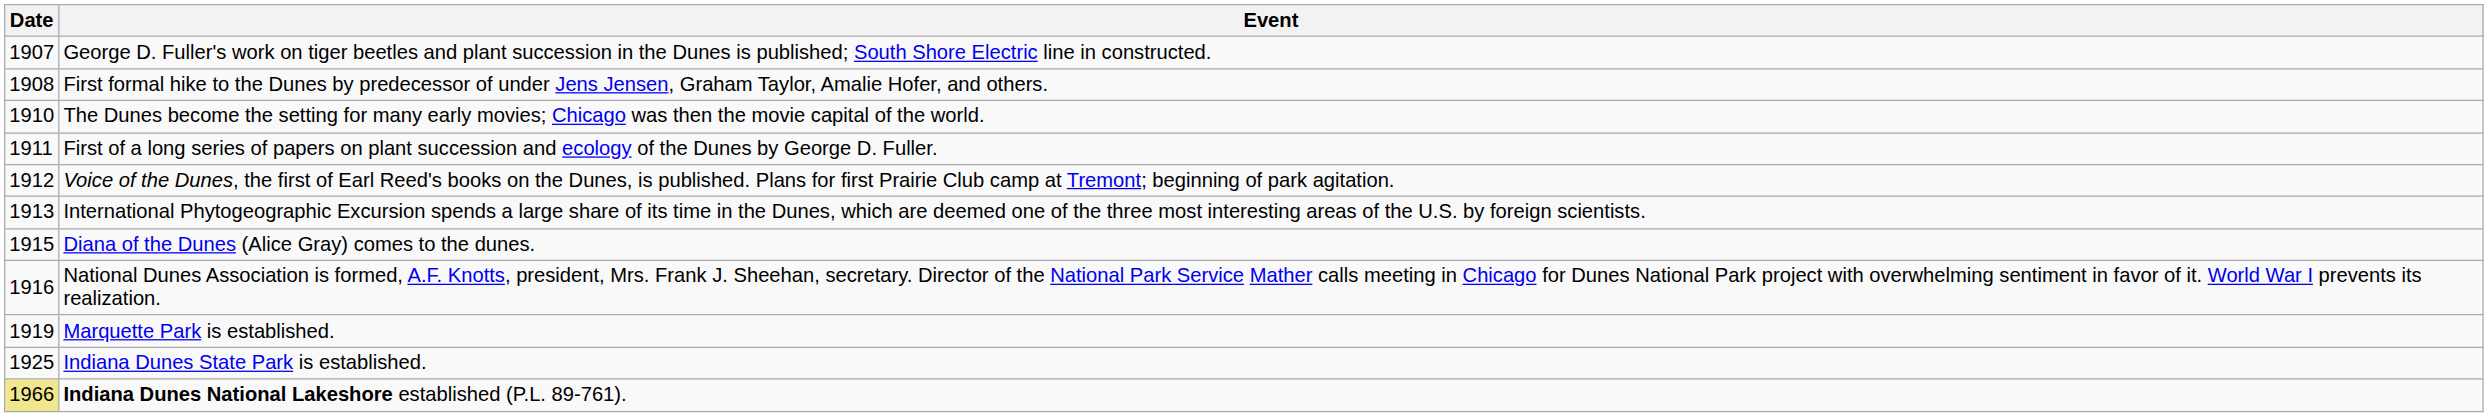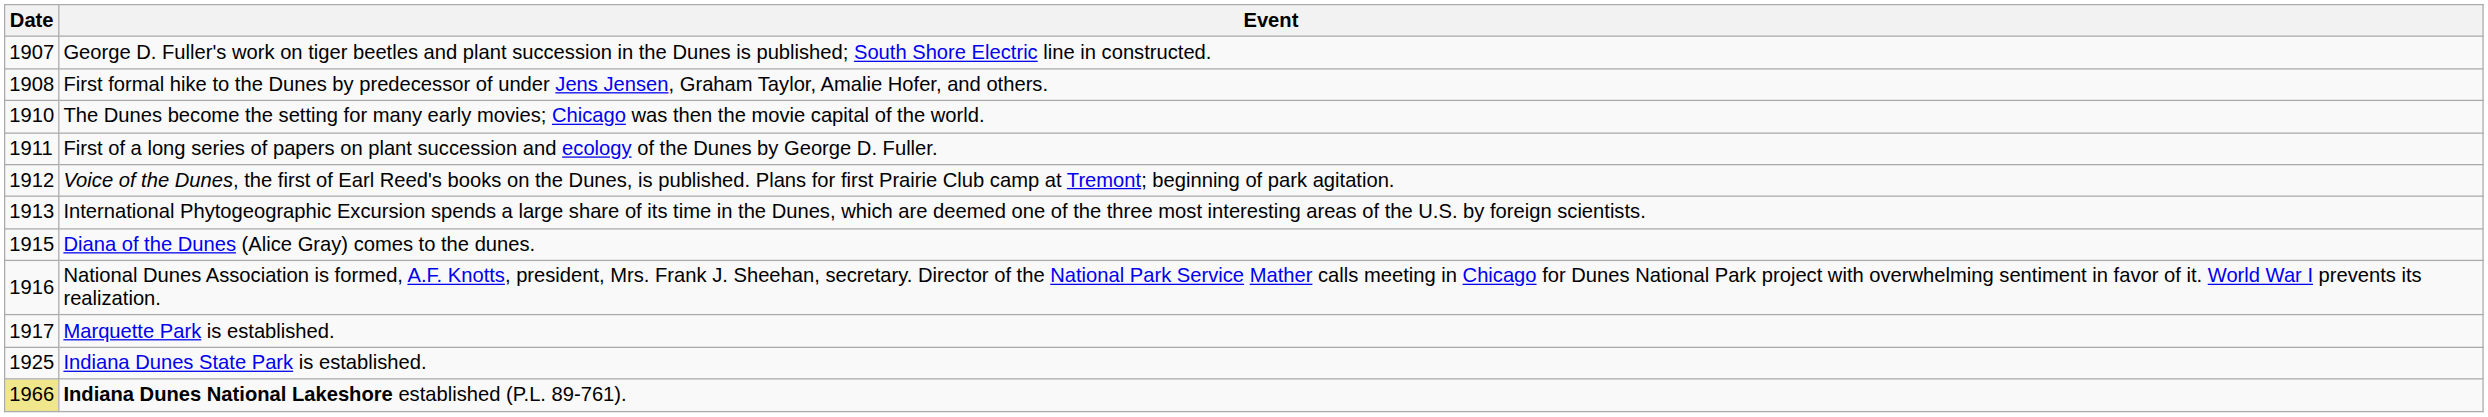(32, 330) 1919 -> (32, 330) 1917
